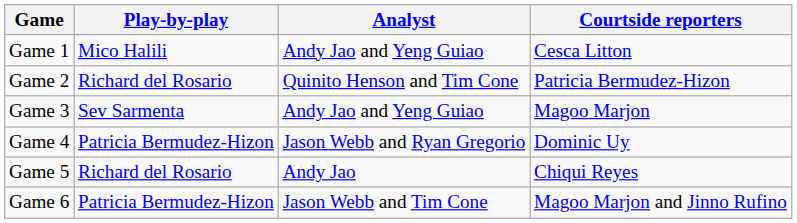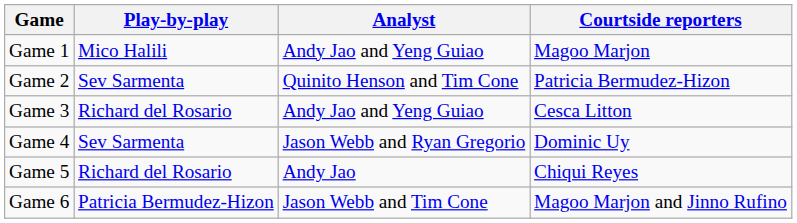(583, 50) Cesca Litton -> (592, 50) Magoo Marjon
(155, 80) Richard del Rosario -> (131, 80) Sev Sarmenta
(131, 111) Sev Sarmenta -> (155, 111) Richard del Rosario
(592, 111) Magoo Marjon -> (583, 111) Cesca Litton
(176, 141) Patricia Bermudez-Hizon -> (131, 141) Sev Sarmenta
